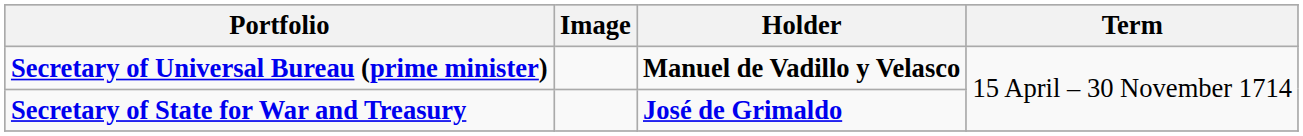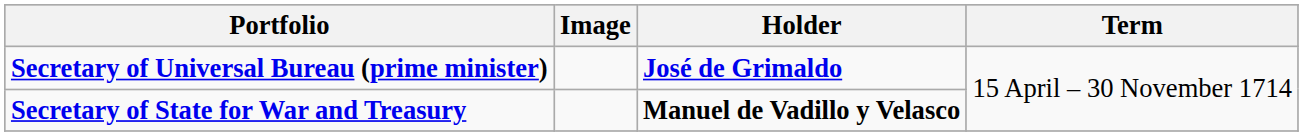(802, 67) Manuel de Vadillo y Velasco -> (743, 67) José de Grimaldo
(743, 109) José de Grimaldo -> (802, 109) Manuel de Vadillo y Velasco
